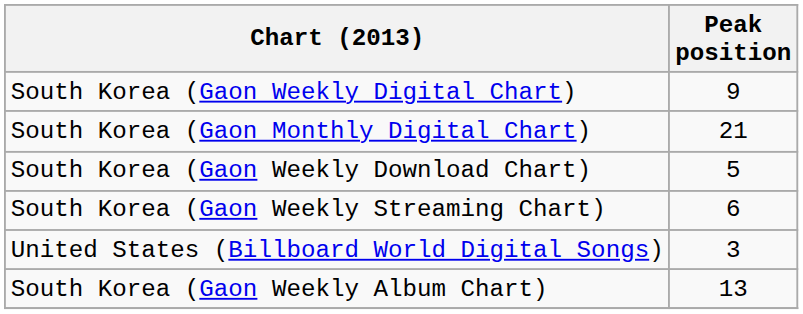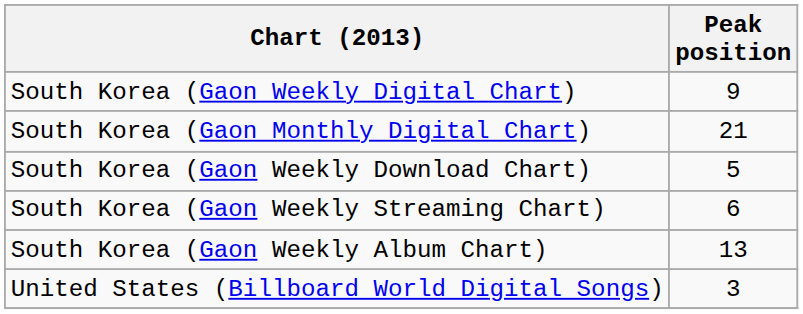rows swapped: (279, 289) <-> (337, 250)
